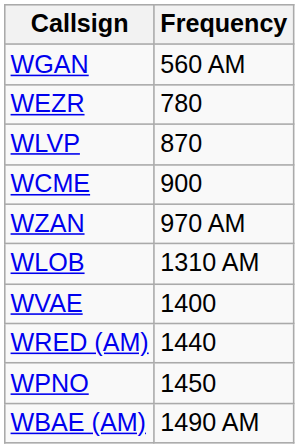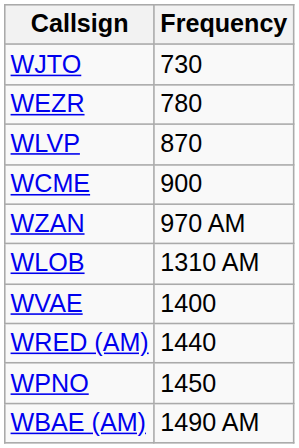- row: (50, 64)
+ row: (46, 64)
